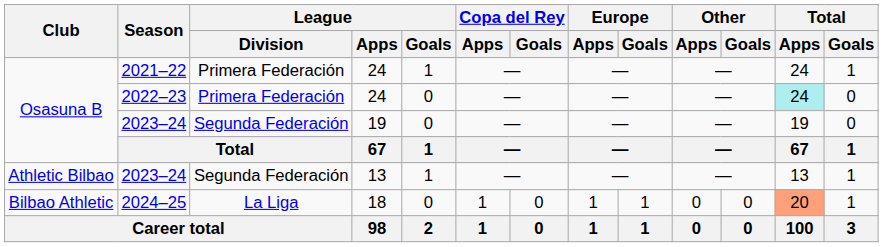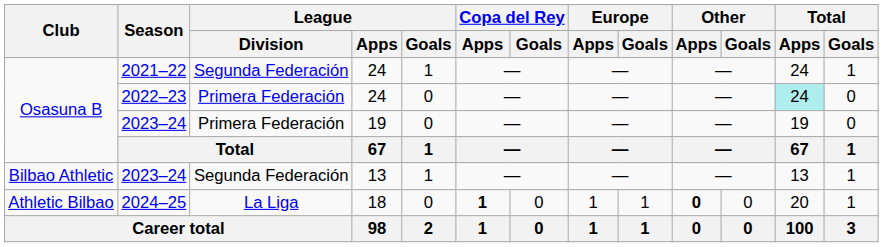(271, 70) Primera Federación -> (271, 70) Segunda Federación
(271, 123) Segunda Federación -> (271, 123) Primera Federación
(61, 176) Athletic Bilbao -> (61, 176) Bilbao Athletic
(61, 202) Bilbao Athletic -> (61, 202) Athletic Bilbao
(482, 202) normal -> (482, 202) bold
(696, 202) normal -> (696, 202) bold
(800, 202) lightsalmon background -> (800, 202) no background
